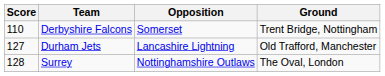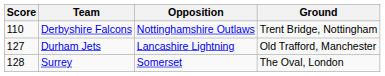(159, 29) Somerset -> (196, 29) Nottinghamshire Outlaws
(196, 63) Nottinghamshire Outlaws -> (159, 63) Somerset
